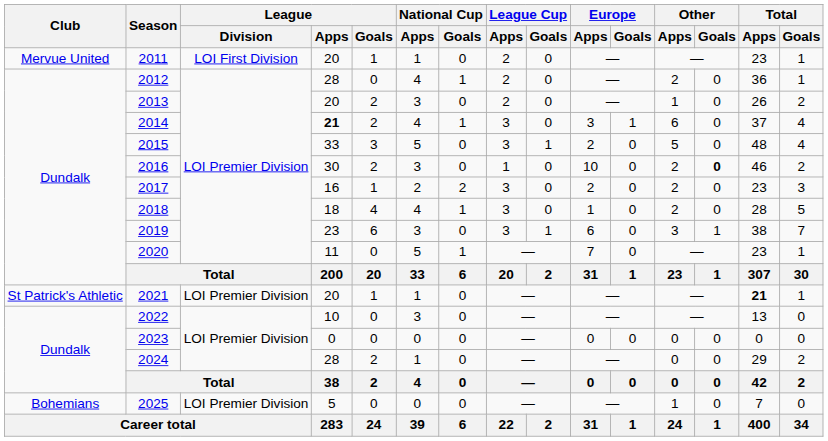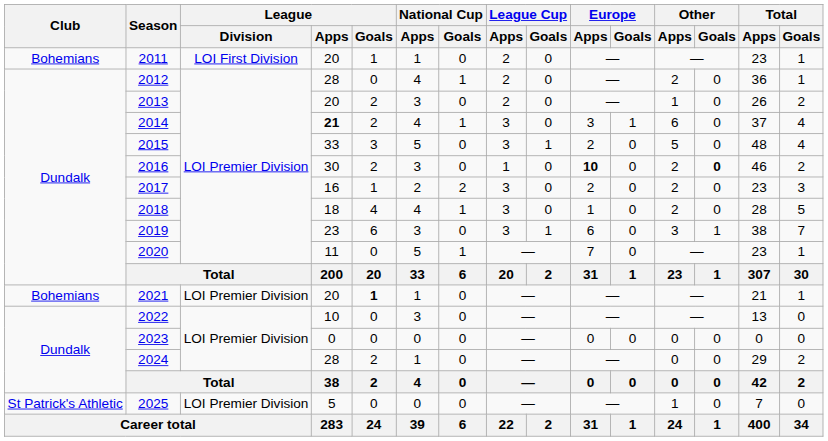(65, 58) Mervue United -> (65, 58) Bohemians
(590, 166) normal -> (590, 166) bold
(65, 295) St Patrick's Athletic -> (65, 295) Bohemians
(374, 295) normal -> (374, 295) bold
(759, 295) bold -> (759, 295) normal
(65, 403) Bohemians -> (65, 403) St Patrick's Athletic
